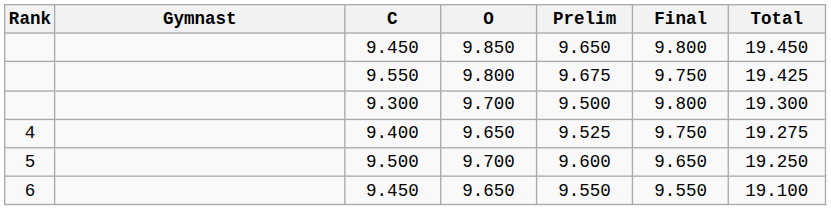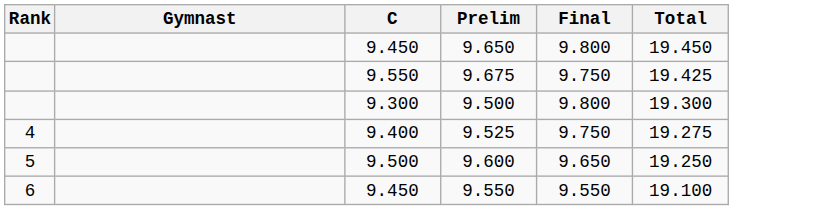- column: (488, 19)
